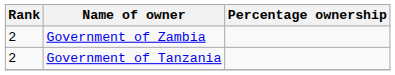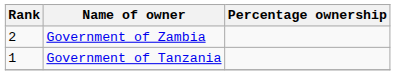(12, 59) 2 -> (12, 59) 1
